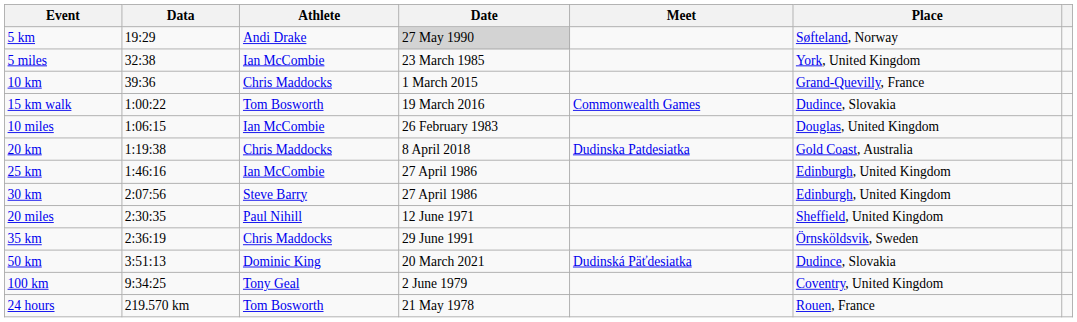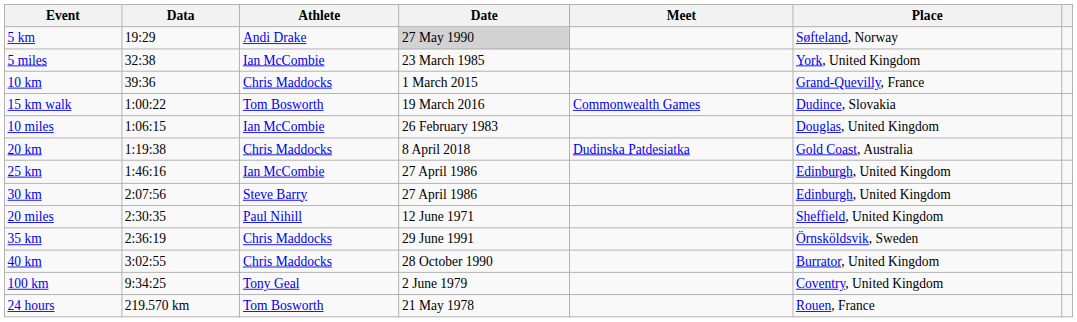+ row: (25, 261)
- row: (25, 261)
